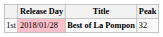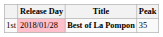(143, 25) 32 -> (143, 25) 35
